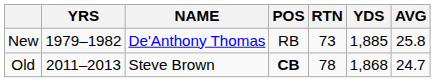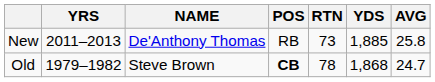(83, 40) 1979–1982 -> (83, 40) 2011–2013
(83, 64) 2011–2013 -> (83, 64) 1979–1982
